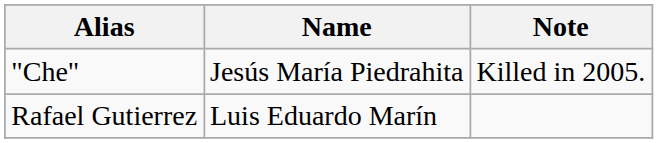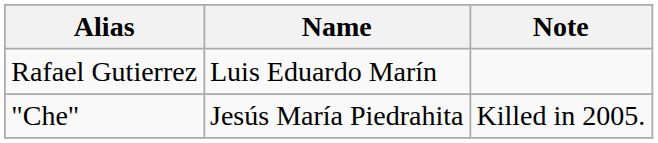rows swapped: (104, 115) <-> (45, 71)
